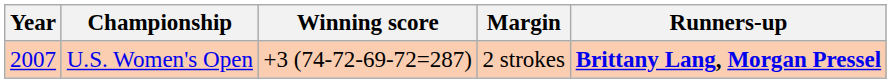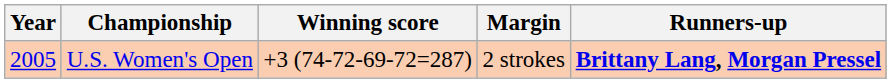(33, 59) 2007 -> (33, 59) 2005
